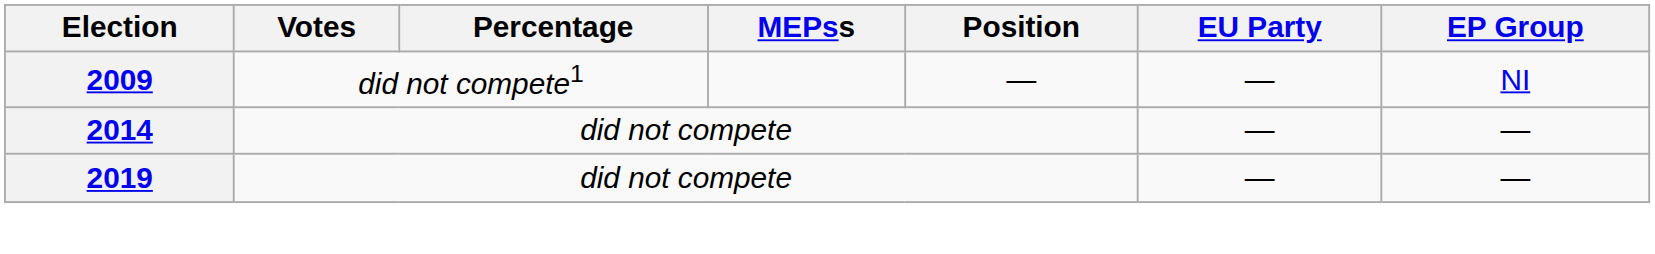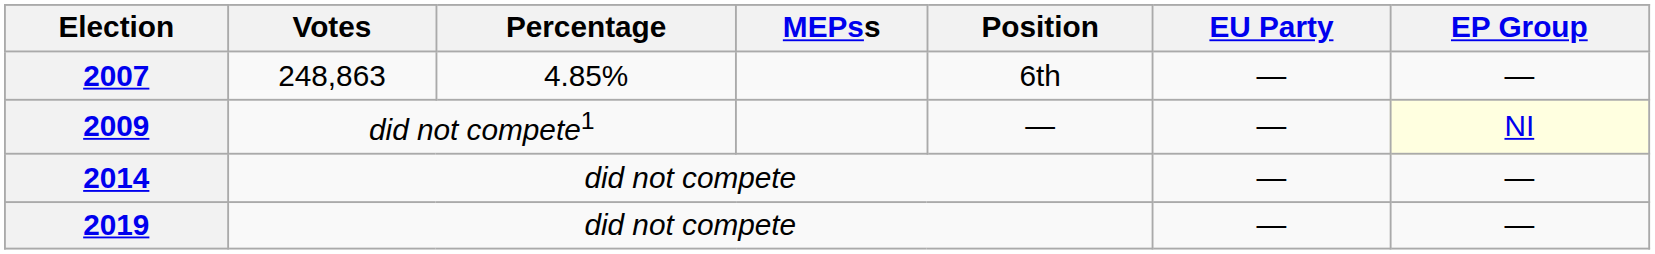+ row: (116, 75)
(1515, 79) no background -> (1519, 126) lightyellow background
